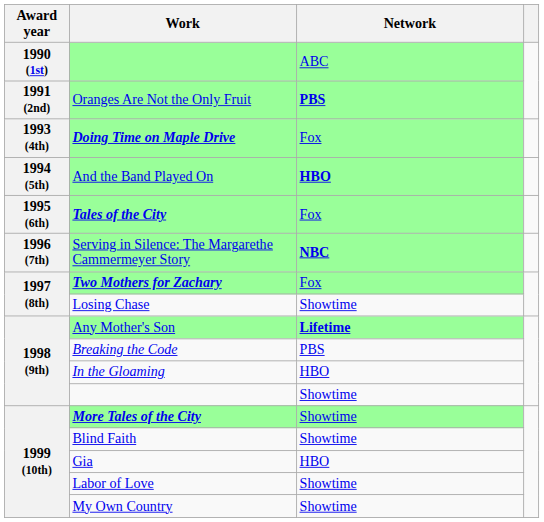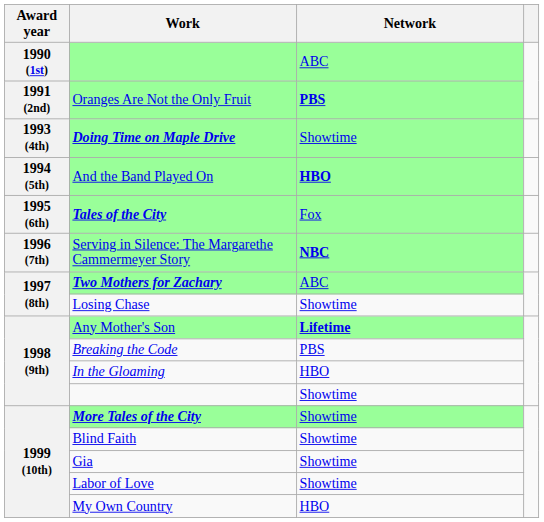(311, 138) Fox -> (328, 138) Showtime
(311, 282) Fox -> (314, 282) ABC
(314, 461) HBO -> (328, 461) Showtime
(328, 506) Showtime -> (314, 506) HBO
